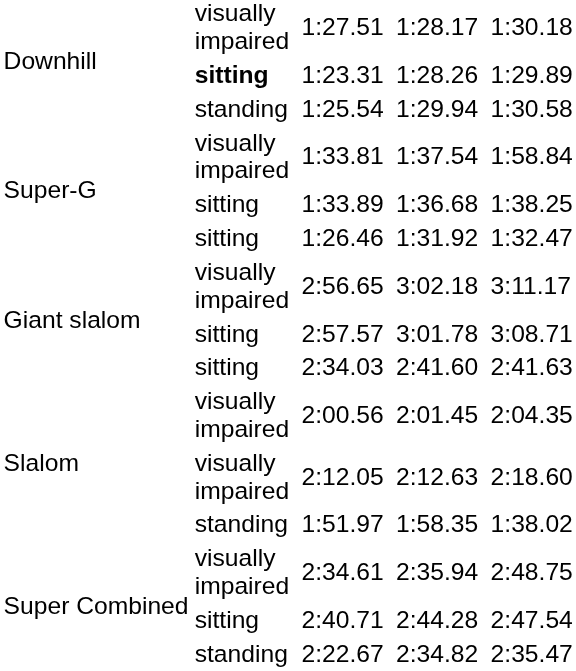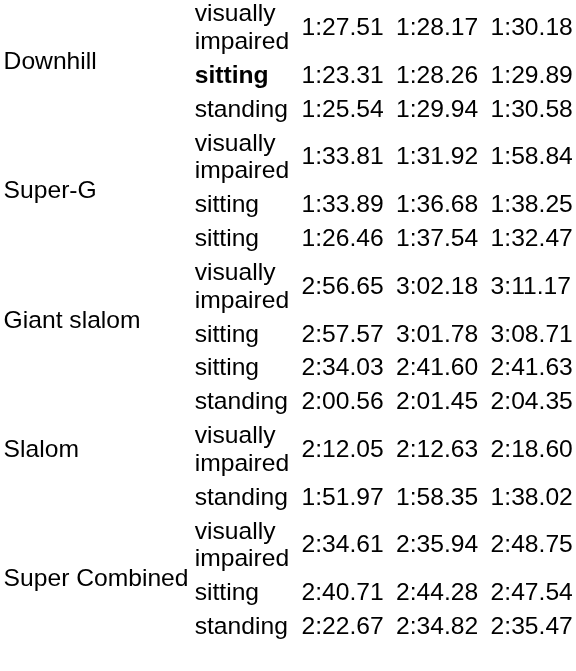(437, 156) 1:37.54 -> (437, 156) 1:31.92
(437, 238) 1:31.92 -> (437, 238) 1:37.54
(242, 415) visually impaired -> (241, 401) standing
